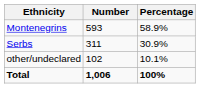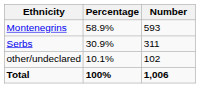columns swapped: (110, 12) <-> (167, 12)
